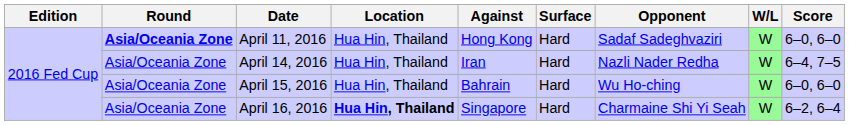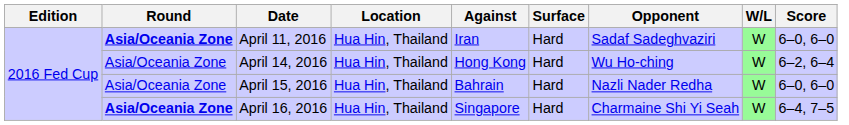(497, 38) Hong Kong -> (467, 38) Iran
(473, 61) Iran -> (490, 61) Hong Kong
(658, 61) Nazli Nader Redha -> (633, 61) Wu Ho-ching
(813, 61) 6–4, 7–5 -> (806, 61) 6–2, 6–4
(639, 85) Wu Ho-ching -> (652, 85) Nazli Nader Redha
(166, 108) normal -> (169, 108) bold
(394, 108) bold -> (391, 108) normal
(813, 108) 6–2, 6–4 -> (806, 108) 6–4, 7–5
